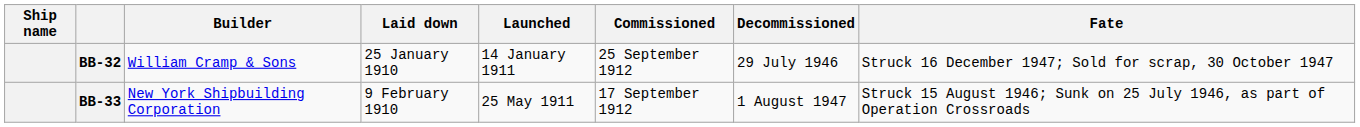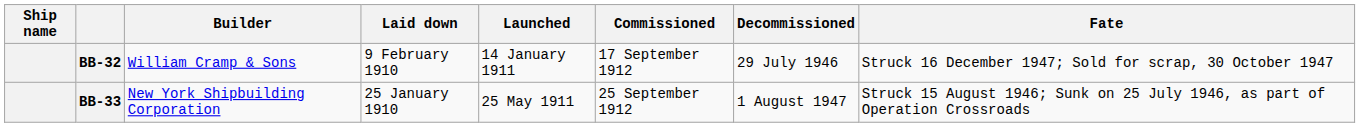(407, 63) 25 January 1910 -> (407, 63) 9 February 1910
(649, 63) 25 September 1912 -> (649, 63) 17 September 1912
(407, 102) 9 February 1910 -> (407, 102) 25 January 1910
(649, 102) 17 September 1912 -> (649, 102) 25 September 1912
